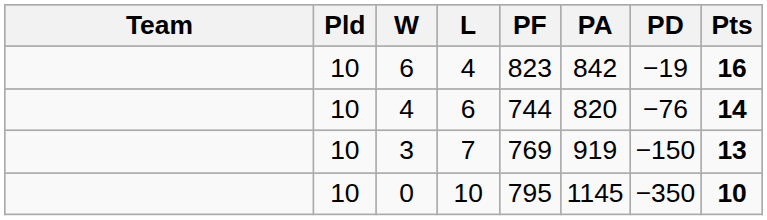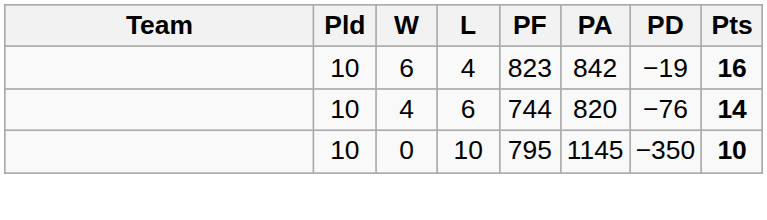- row: (406, 151)
